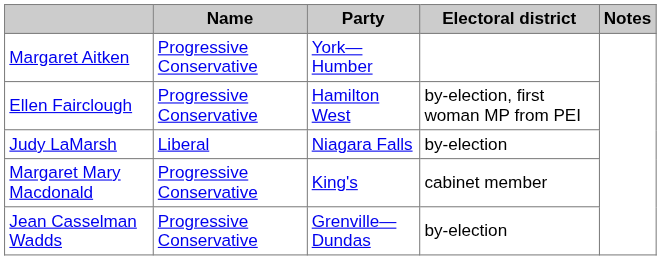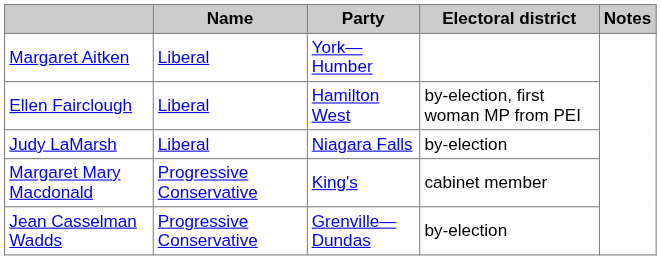(208, 57) Progressive Conservative -> (184, 57) Liberal
(208, 105) Progressive Conservative -> (184, 105) Liberal
